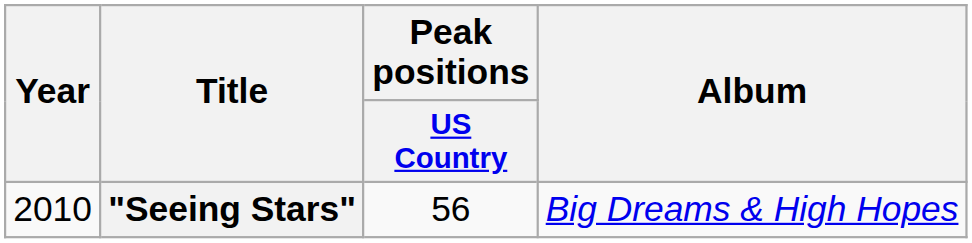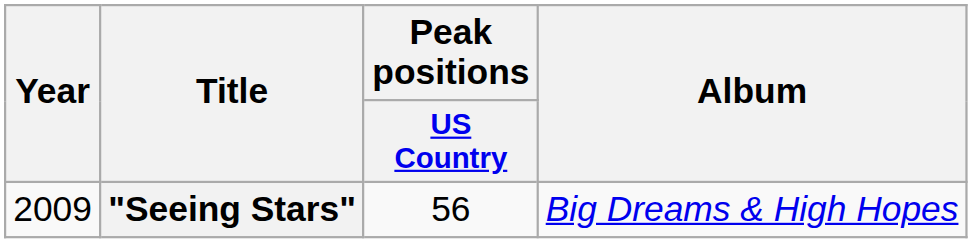(53, 208) 2010 -> (53, 208) 2009
